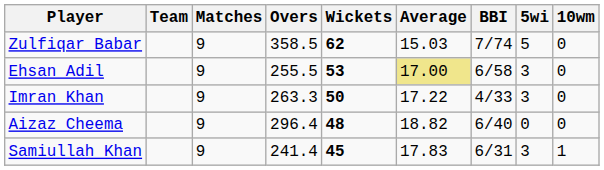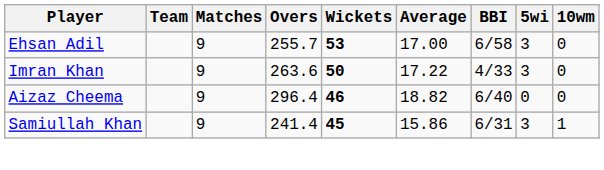- row: (75, 44)
(294, 71) 255.5 -> (294, 44) 255.7
(424, 71) khaki background -> (424, 44) no background
(294, 98) 263.3 -> (294, 71) 263.6
(335, 125) 48 -> (335, 98) 46
(424, 151) 17.83 -> (424, 125) 15.86
